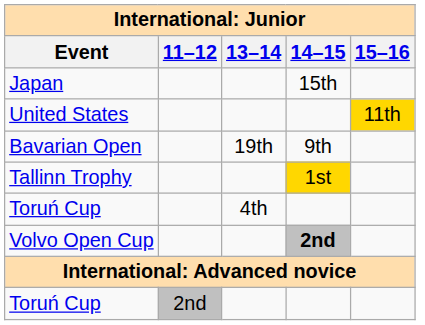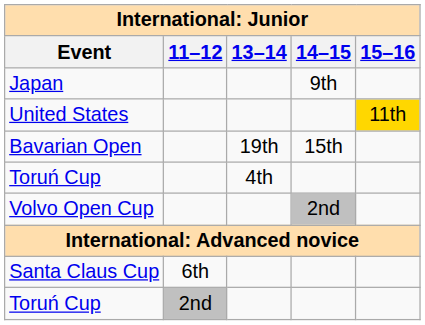(318, 83) 15th -> (323, 83) 9th
(318, 146) 9th -> (323, 146) 15th
- row: (70, 177)
(318, 240) bold -> (323, 209) normal
+ row: (84, 271)
